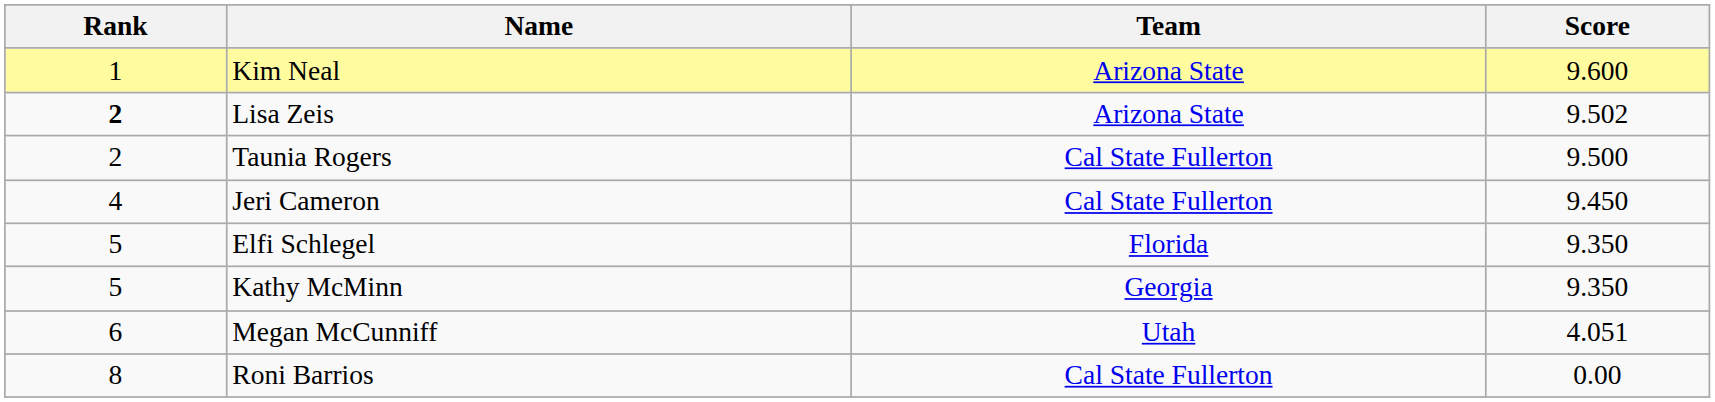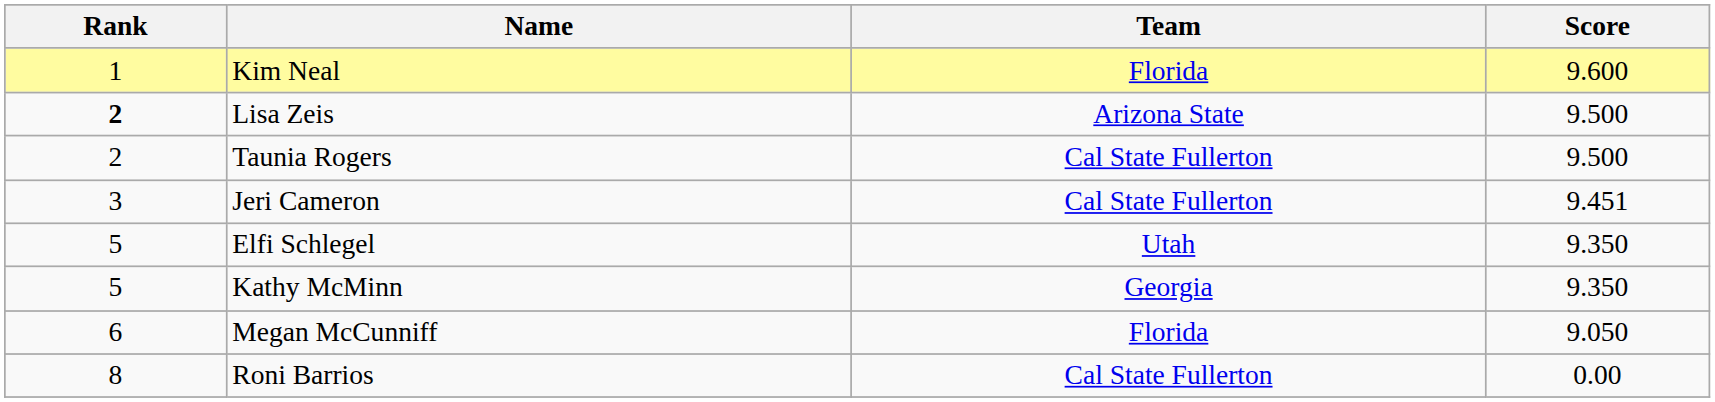(1169, 69) Arizona State -> (1169, 69) Florida
(1597, 113) 9.502 -> (1597, 113) 9.500
(115, 200) 4 -> (115, 200) 3
(1597, 200) 9.450 -> (1597, 200) 9.451
(1169, 244) Florida -> (1169, 244) Utah
(1169, 331) Utah -> (1169, 331) Florida
(1597, 331) 4.051 -> (1597, 331) 9.050
